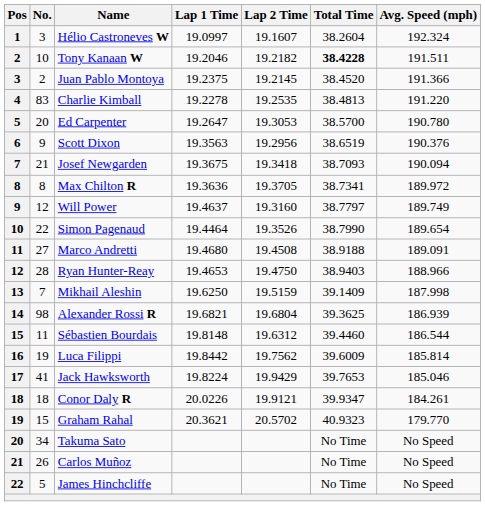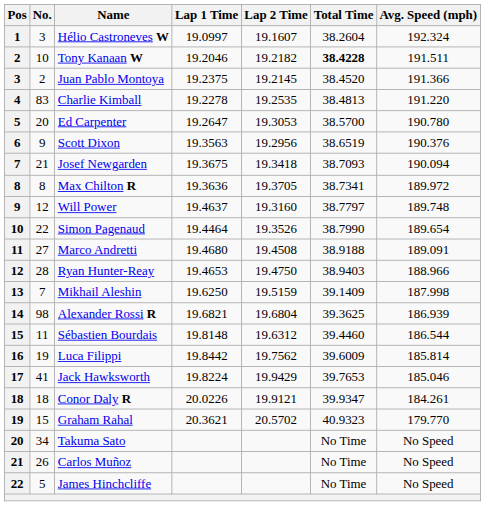(428, 207) 189.749 -> (428, 207) 189.748
